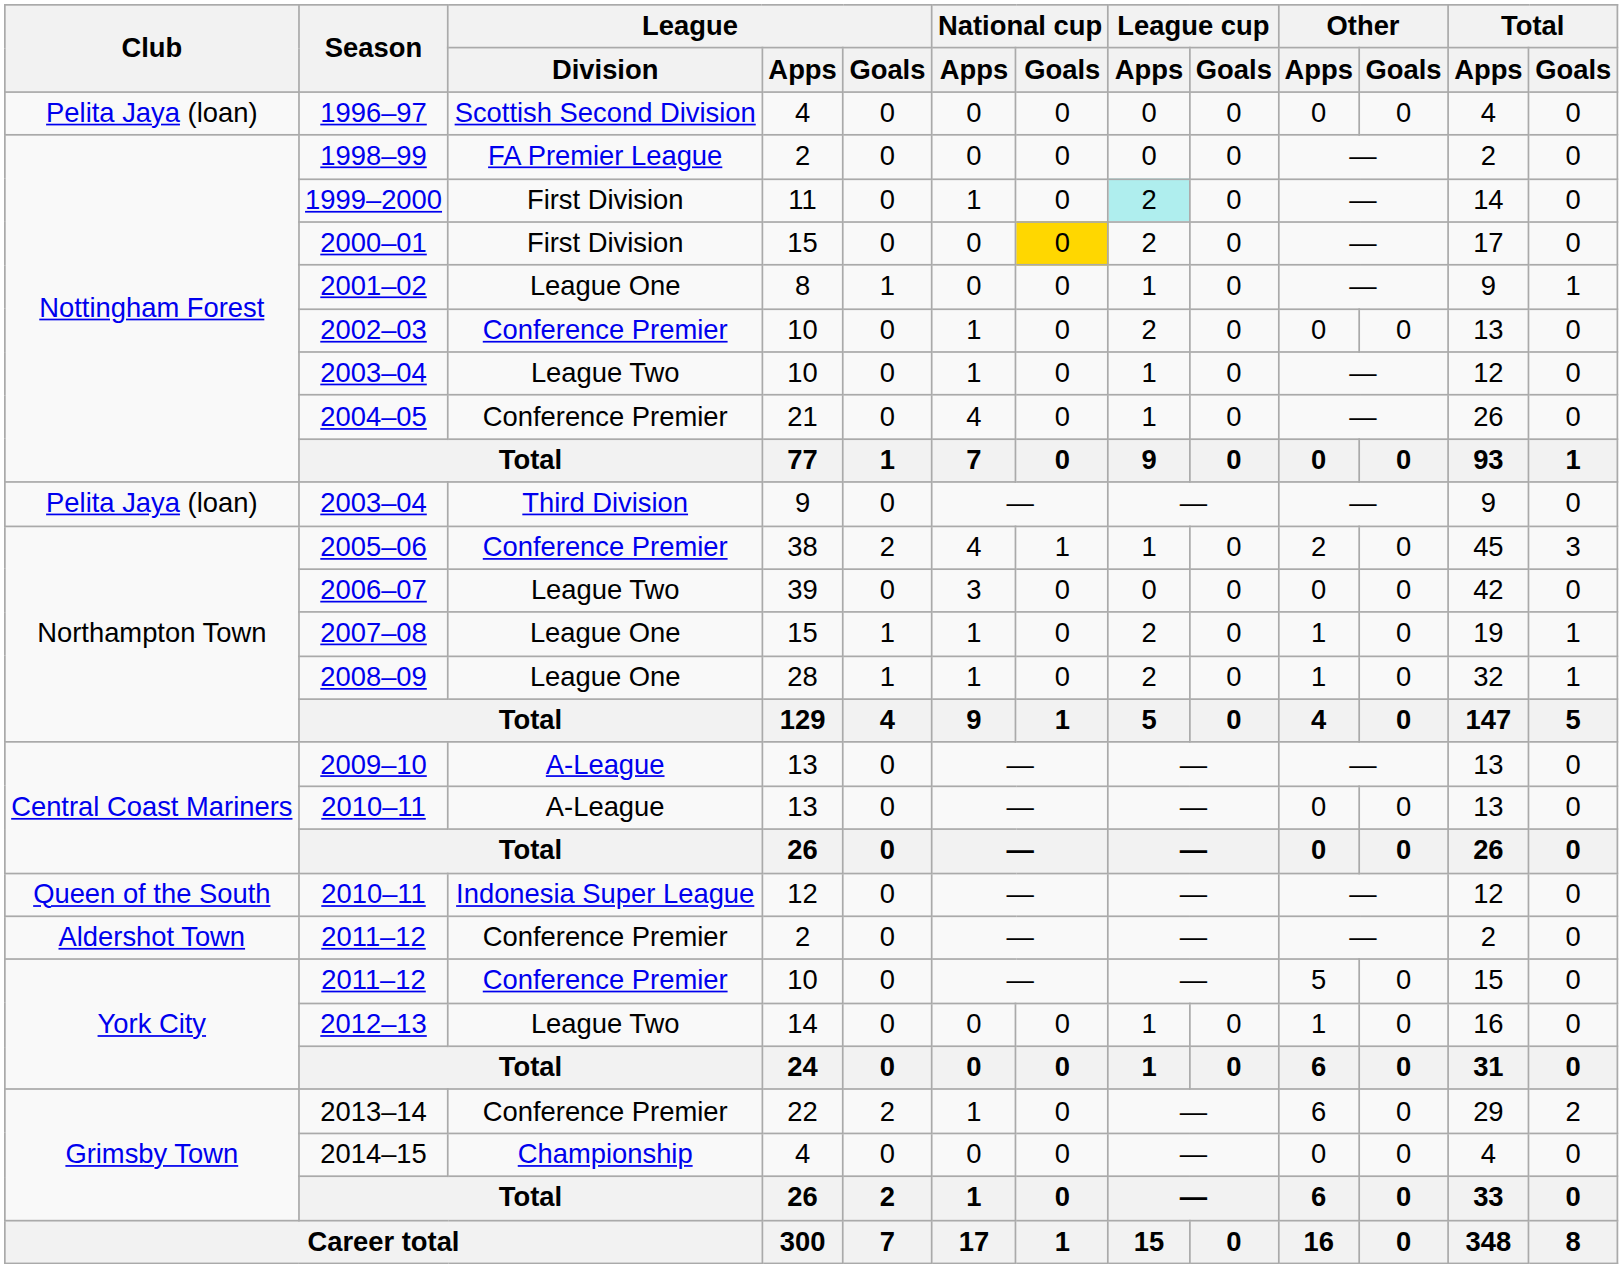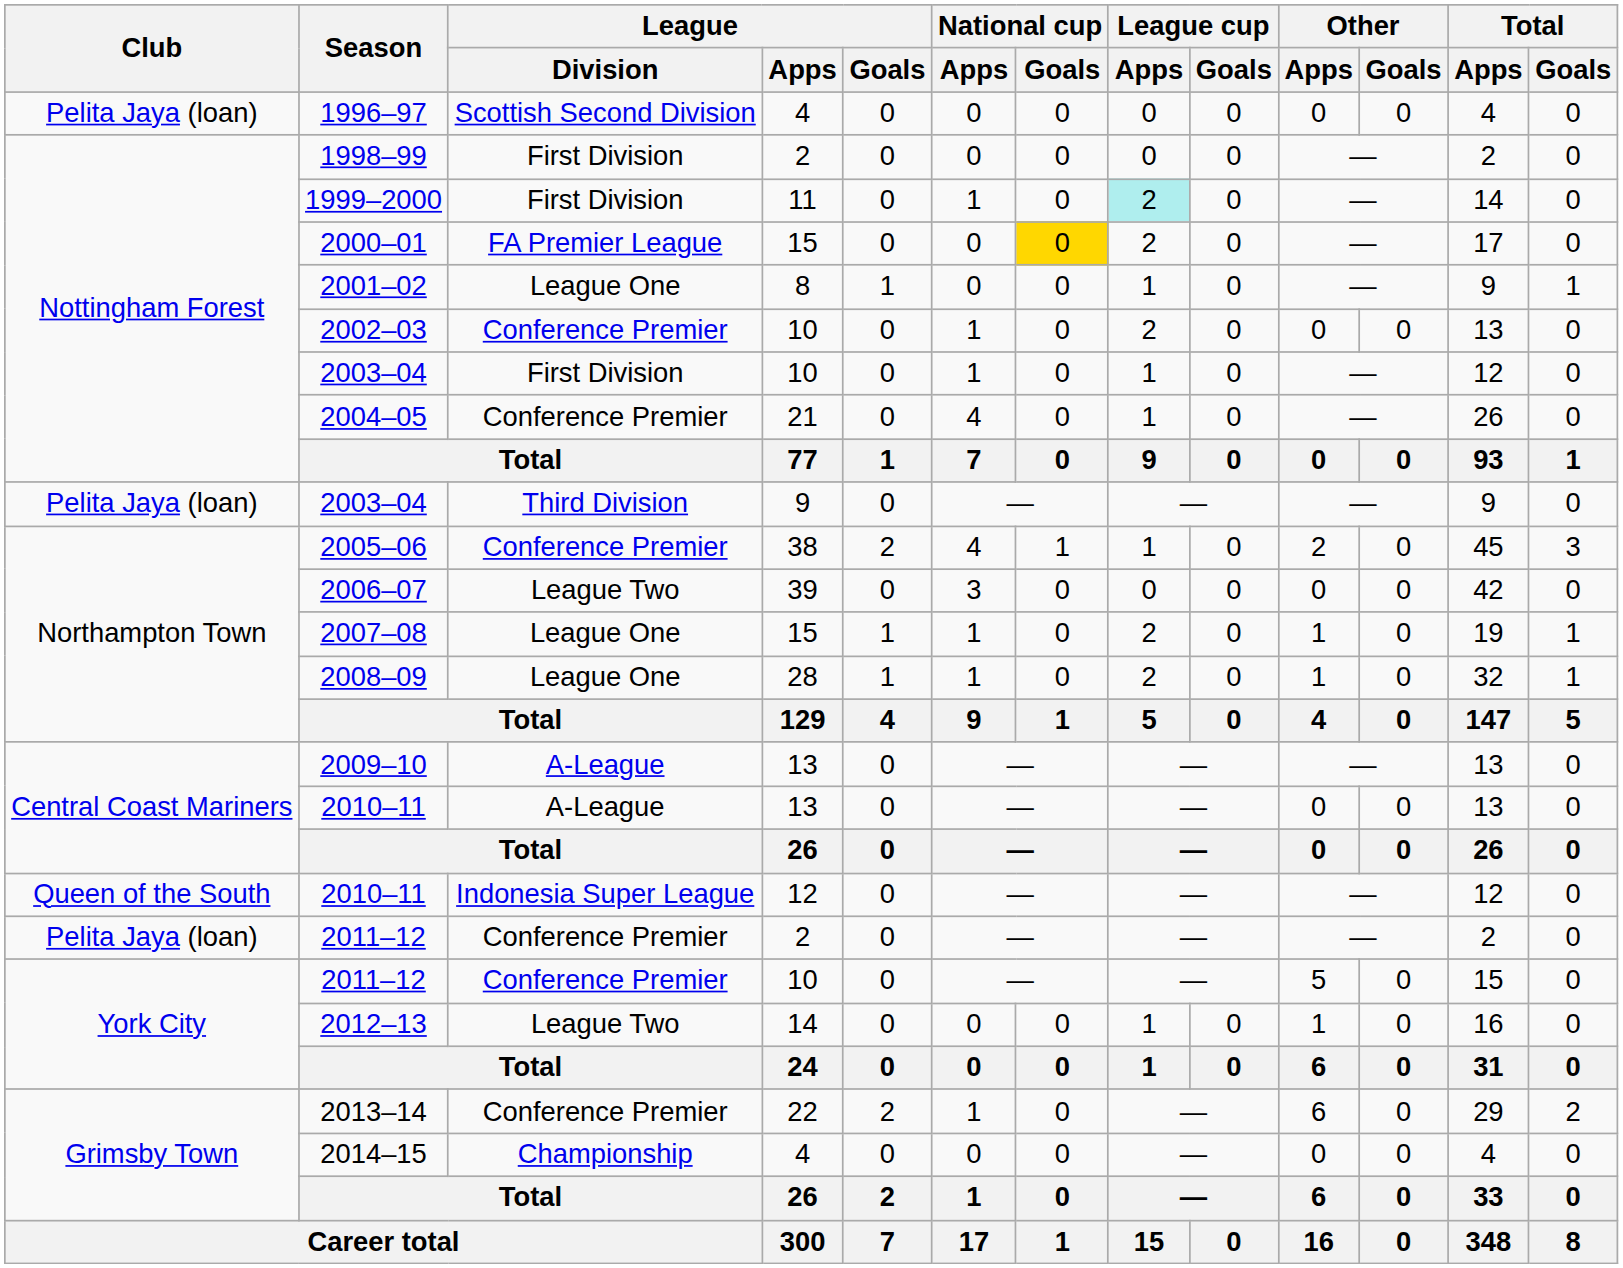(605, 156) FA Premier League -> (605, 156) First Division
(605, 243) First Division -> (605, 243) FA Premier League
(605, 373) League Two -> (605, 373) First Division
(152, 937) Aldershot Town -> (152, 937) Pelita Jaya (loan)
